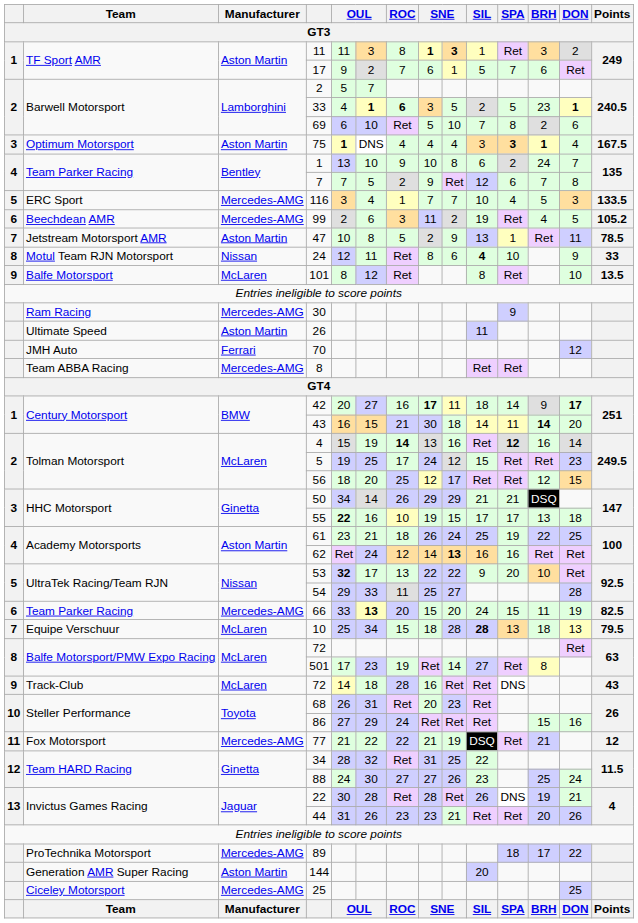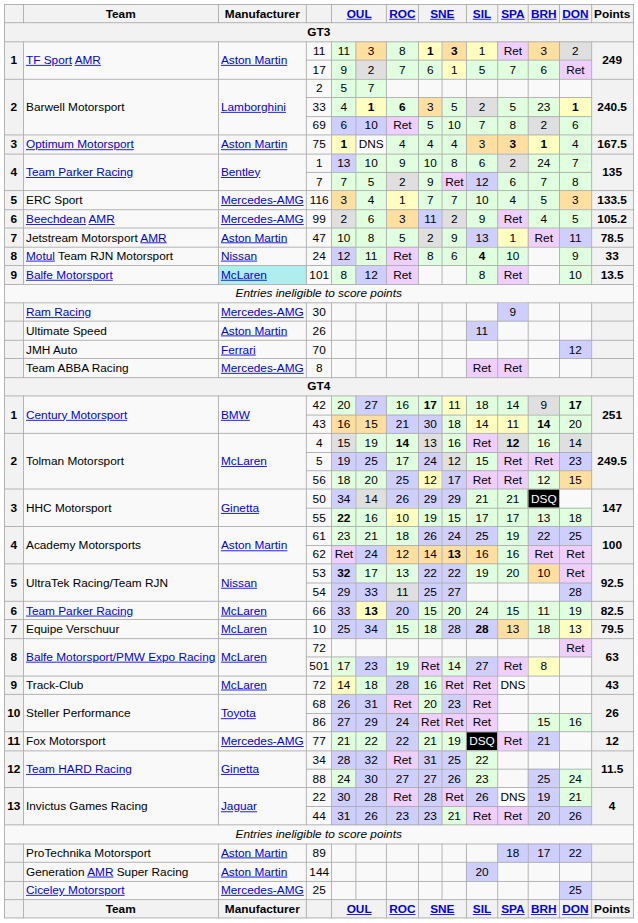(482, 219) 19 -> (482, 219) 9
(244, 274) no background -> (244, 274) paleturquoise background
(482, 573) 9 -> (482, 573) 19
(262, 610) Mercedes-AMG -> (244, 610) McLaren
(262, 853) Mercedes-AMG -> (254, 853) Aston Martin
